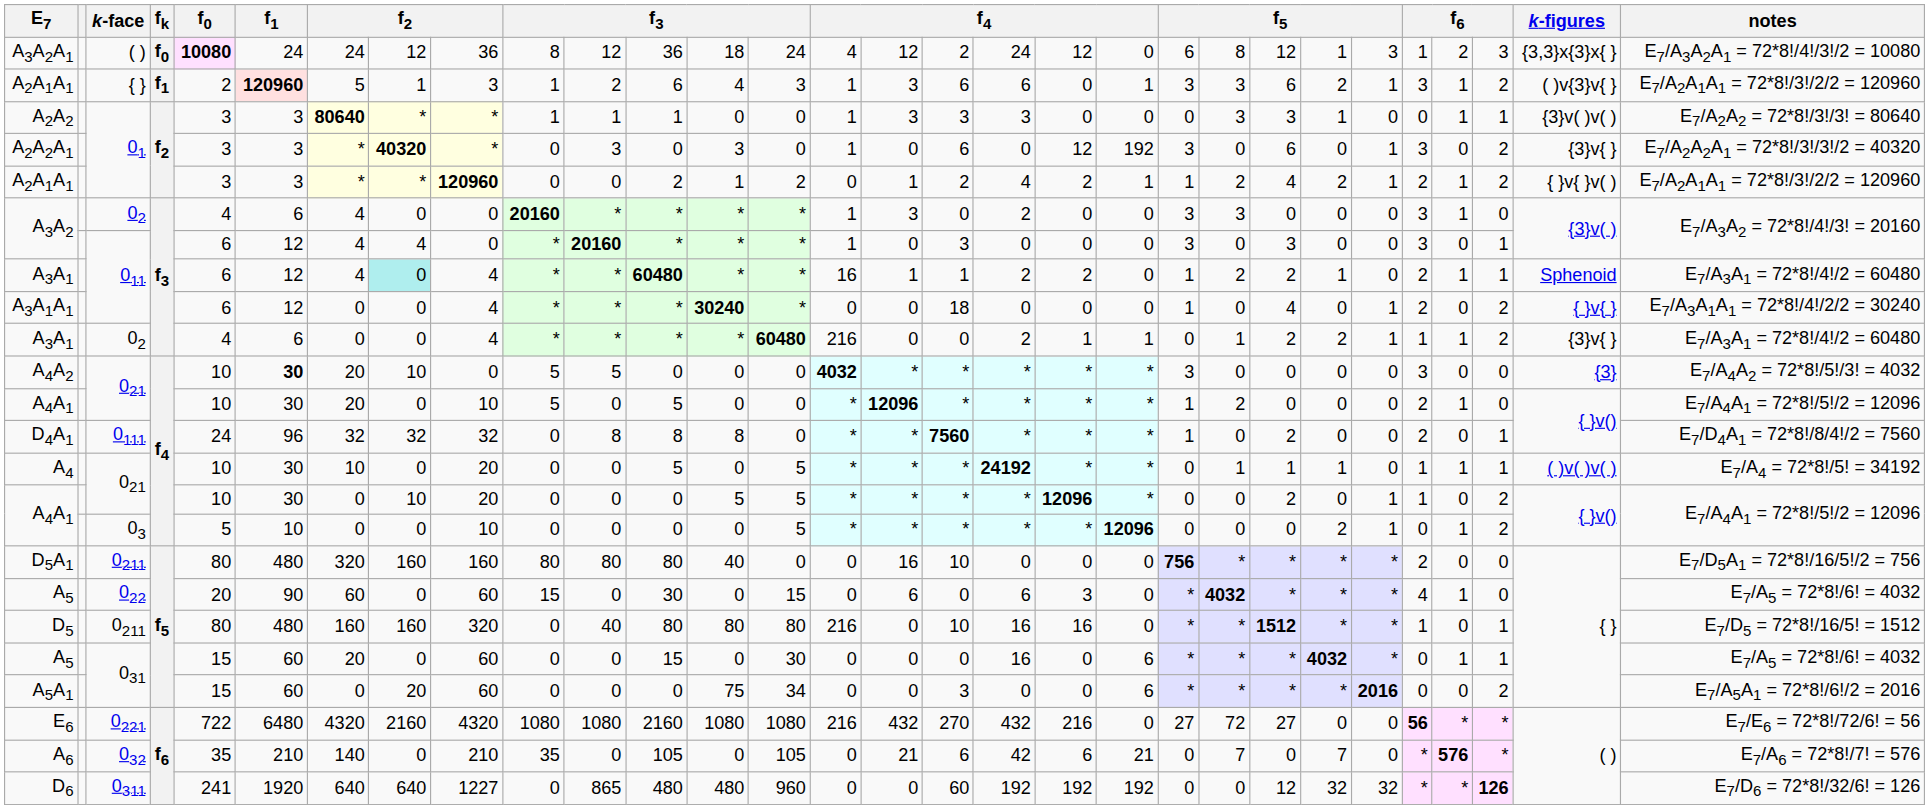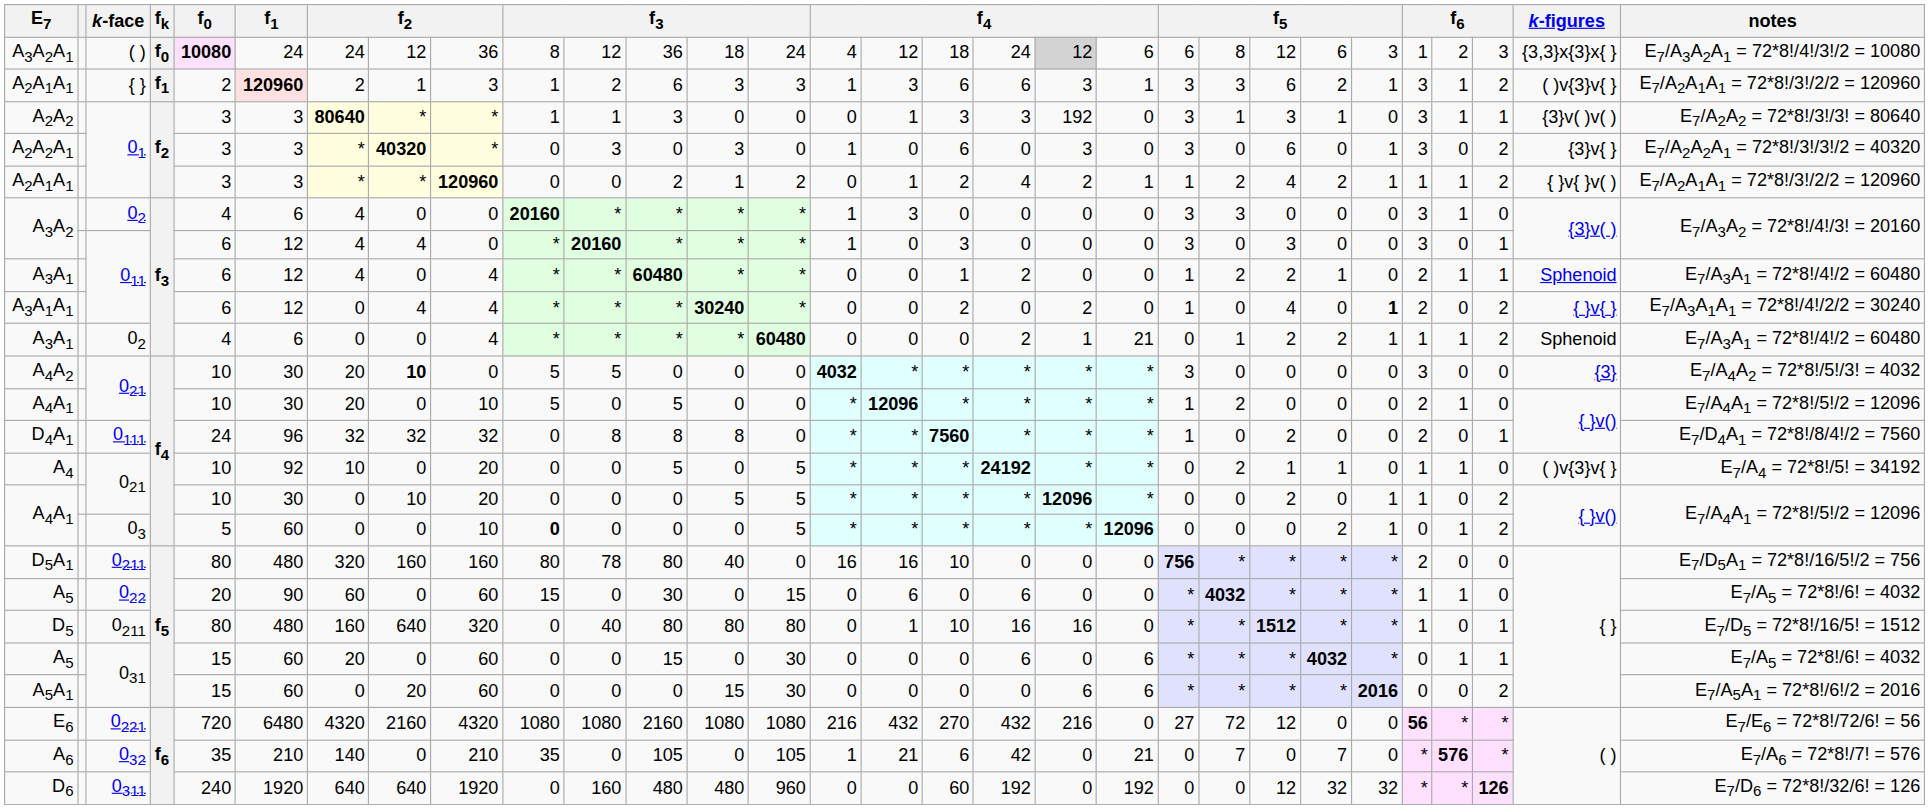(964, 52) 2 -> (959, 52) 18
(1082, 52) no background -> (1082, 52) lightgrey background
(1149, 52) 0 -> (1149, 52) 6
(1342, 52) 1 -> (1342, 52) 6
(360, 85) 5 -> (360, 85) 2
(739, 85) 4 -> (739, 85) 3
(1087, 85) 0 -> (1087, 85) 3
(678, 117) 1 -> (678, 117) 3
(852, 117) 1 -> (852, 117) 0
(913, 117) 3 -> (913, 117) 1
(1087, 117) 0 -> (1077, 117) 192
(1189, 117) 0 -> (1189, 117) 3
(1240, 117) 3 -> (1240, 117) 1
(1423, 117) 0 -> (1423, 117) 3
(1082, 149) 12 -> (1087, 149) 3
(1139, 149) 192 -> (1149, 149) 0
(1423, 182) 2 -> (1423, 182) 1
(1026, 214) 2 -> (1026, 214) 0
(421, 275) paleturquoise background -> (421, 275) no background
(847, 275) 16 -> (852, 275) 0
(913, 275) 1 -> (913, 275) 0
(1087, 275) 2 -> (1087, 275) 0
(421, 307) 0 -> (421, 307) 4
(959, 307) 18 -> (964, 307) 2
(1087, 307) 0 -> (1087, 307) 2
(1393, 307) normal -> (1393, 307) bold
(842, 339) 216 -> (852, 339) 0
(1149, 339) 1 -> (1144, 339) 21
(1592, 339) {3}v{ } -> (1578, 339) Sphenoid
(293, 372) bold -> (293, 372) normal
(416, 372) normal -> (416, 372) bold
(293, 468) 30 -> (293, 468) 92
(1240, 468) 1 -> (1240, 468) 2
(1504, 468) 1 -> (1504, 468) 0
(1582, 468) ( )v( )v( ) -> (1579, 468) ( )v{3}v{ }
(293, 529) 10 -> (293, 529) 60
(555, 529) normal -> (555, 529) bold
(611, 562) 80 -> (611, 562) 78
(852, 562) 0 -> (847, 562) 16
(1087, 594) 3 -> (1087, 594) 0
(1423, 594) 4 -> (1423, 594) 1
(411, 626) 160 -> (411, 626) 640
(842, 626) 216 -> (852, 626) 0
(913, 626) 0 -> (913, 626) 1
(1021, 658) 16 -> (1026, 658) 6
(734, 691) 75 -> (734, 691) 15
(796, 691) 34 -> (796, 691) 30
(964, 691) 3 -> (964, 691) 0
(1087, 691) 0 -> (1087, 691) 6
(216, 723) 722 -> (216, 723) 720
(1286, 723) 27 -> (1286, 723) 12
(852, 755) 0 -> (852, 755) 1
(1087, 755) 6 -> (1087, 755) 0
(216, 788) 241 -> (216, 788) 240
(478, 788) 1227 -> (478, 788) 1920
(606, 788) 865 -> (606, 788) 160
(1077, 788) 192 -> (1087, 788) 0
